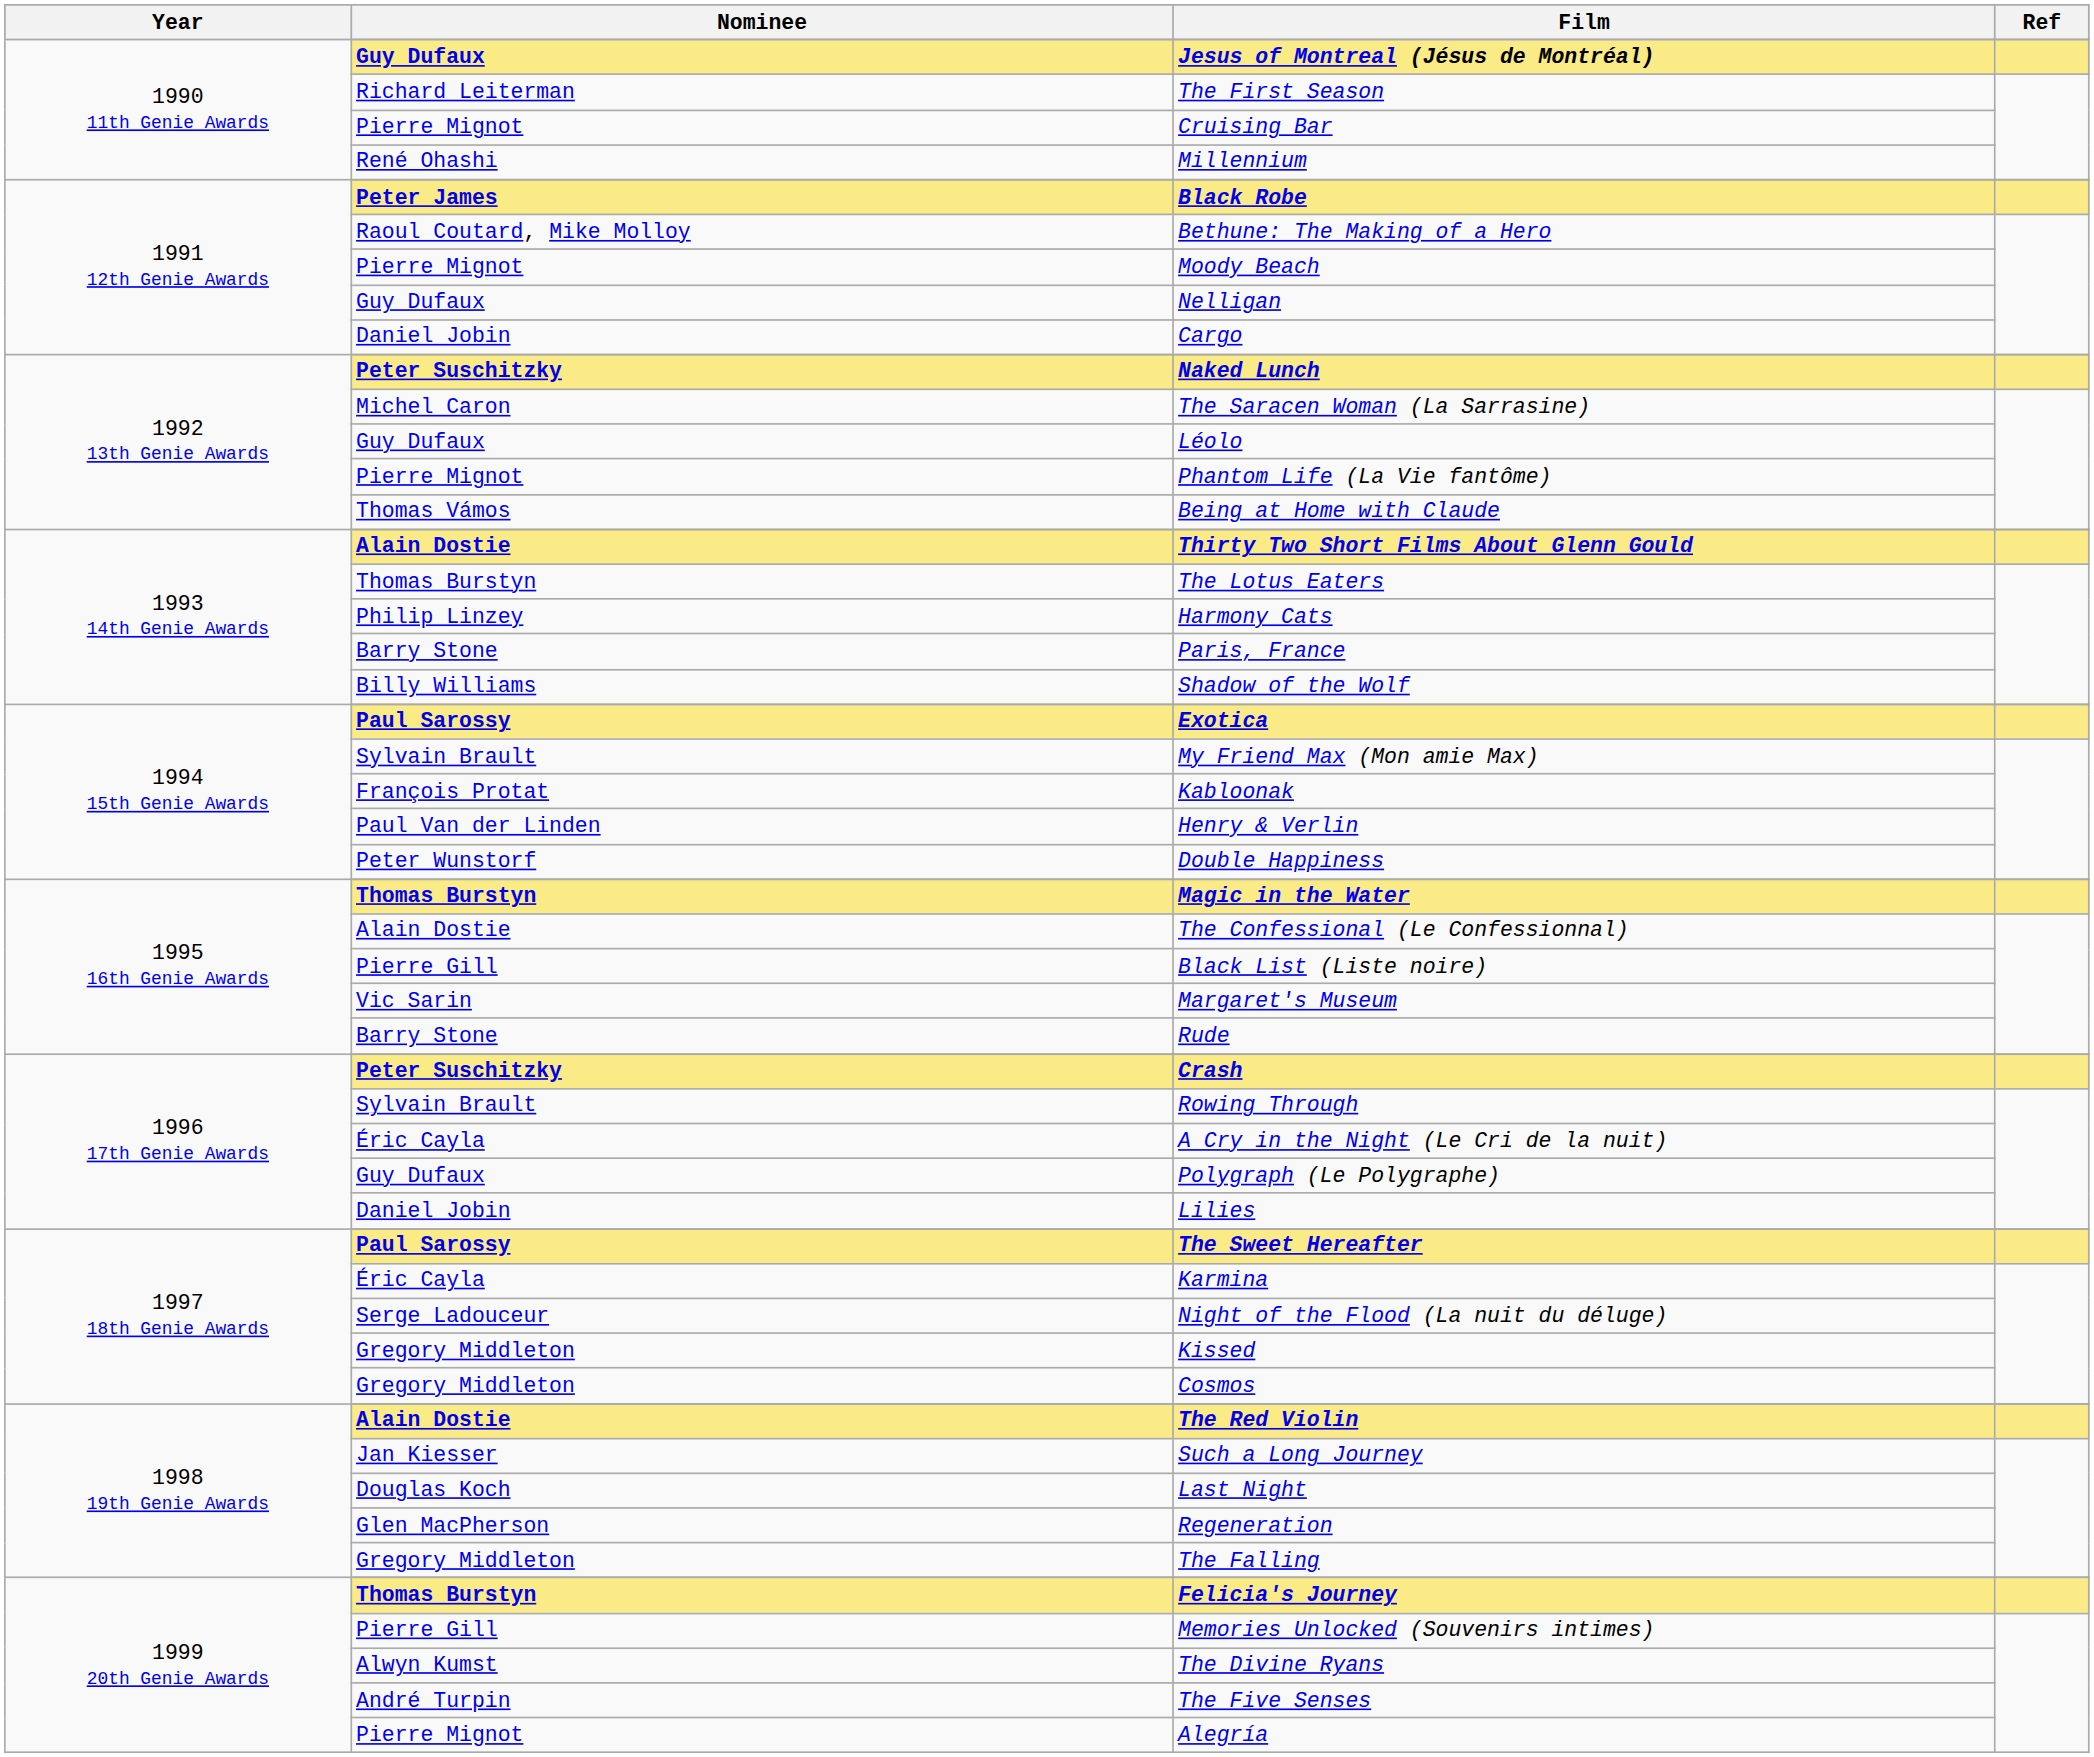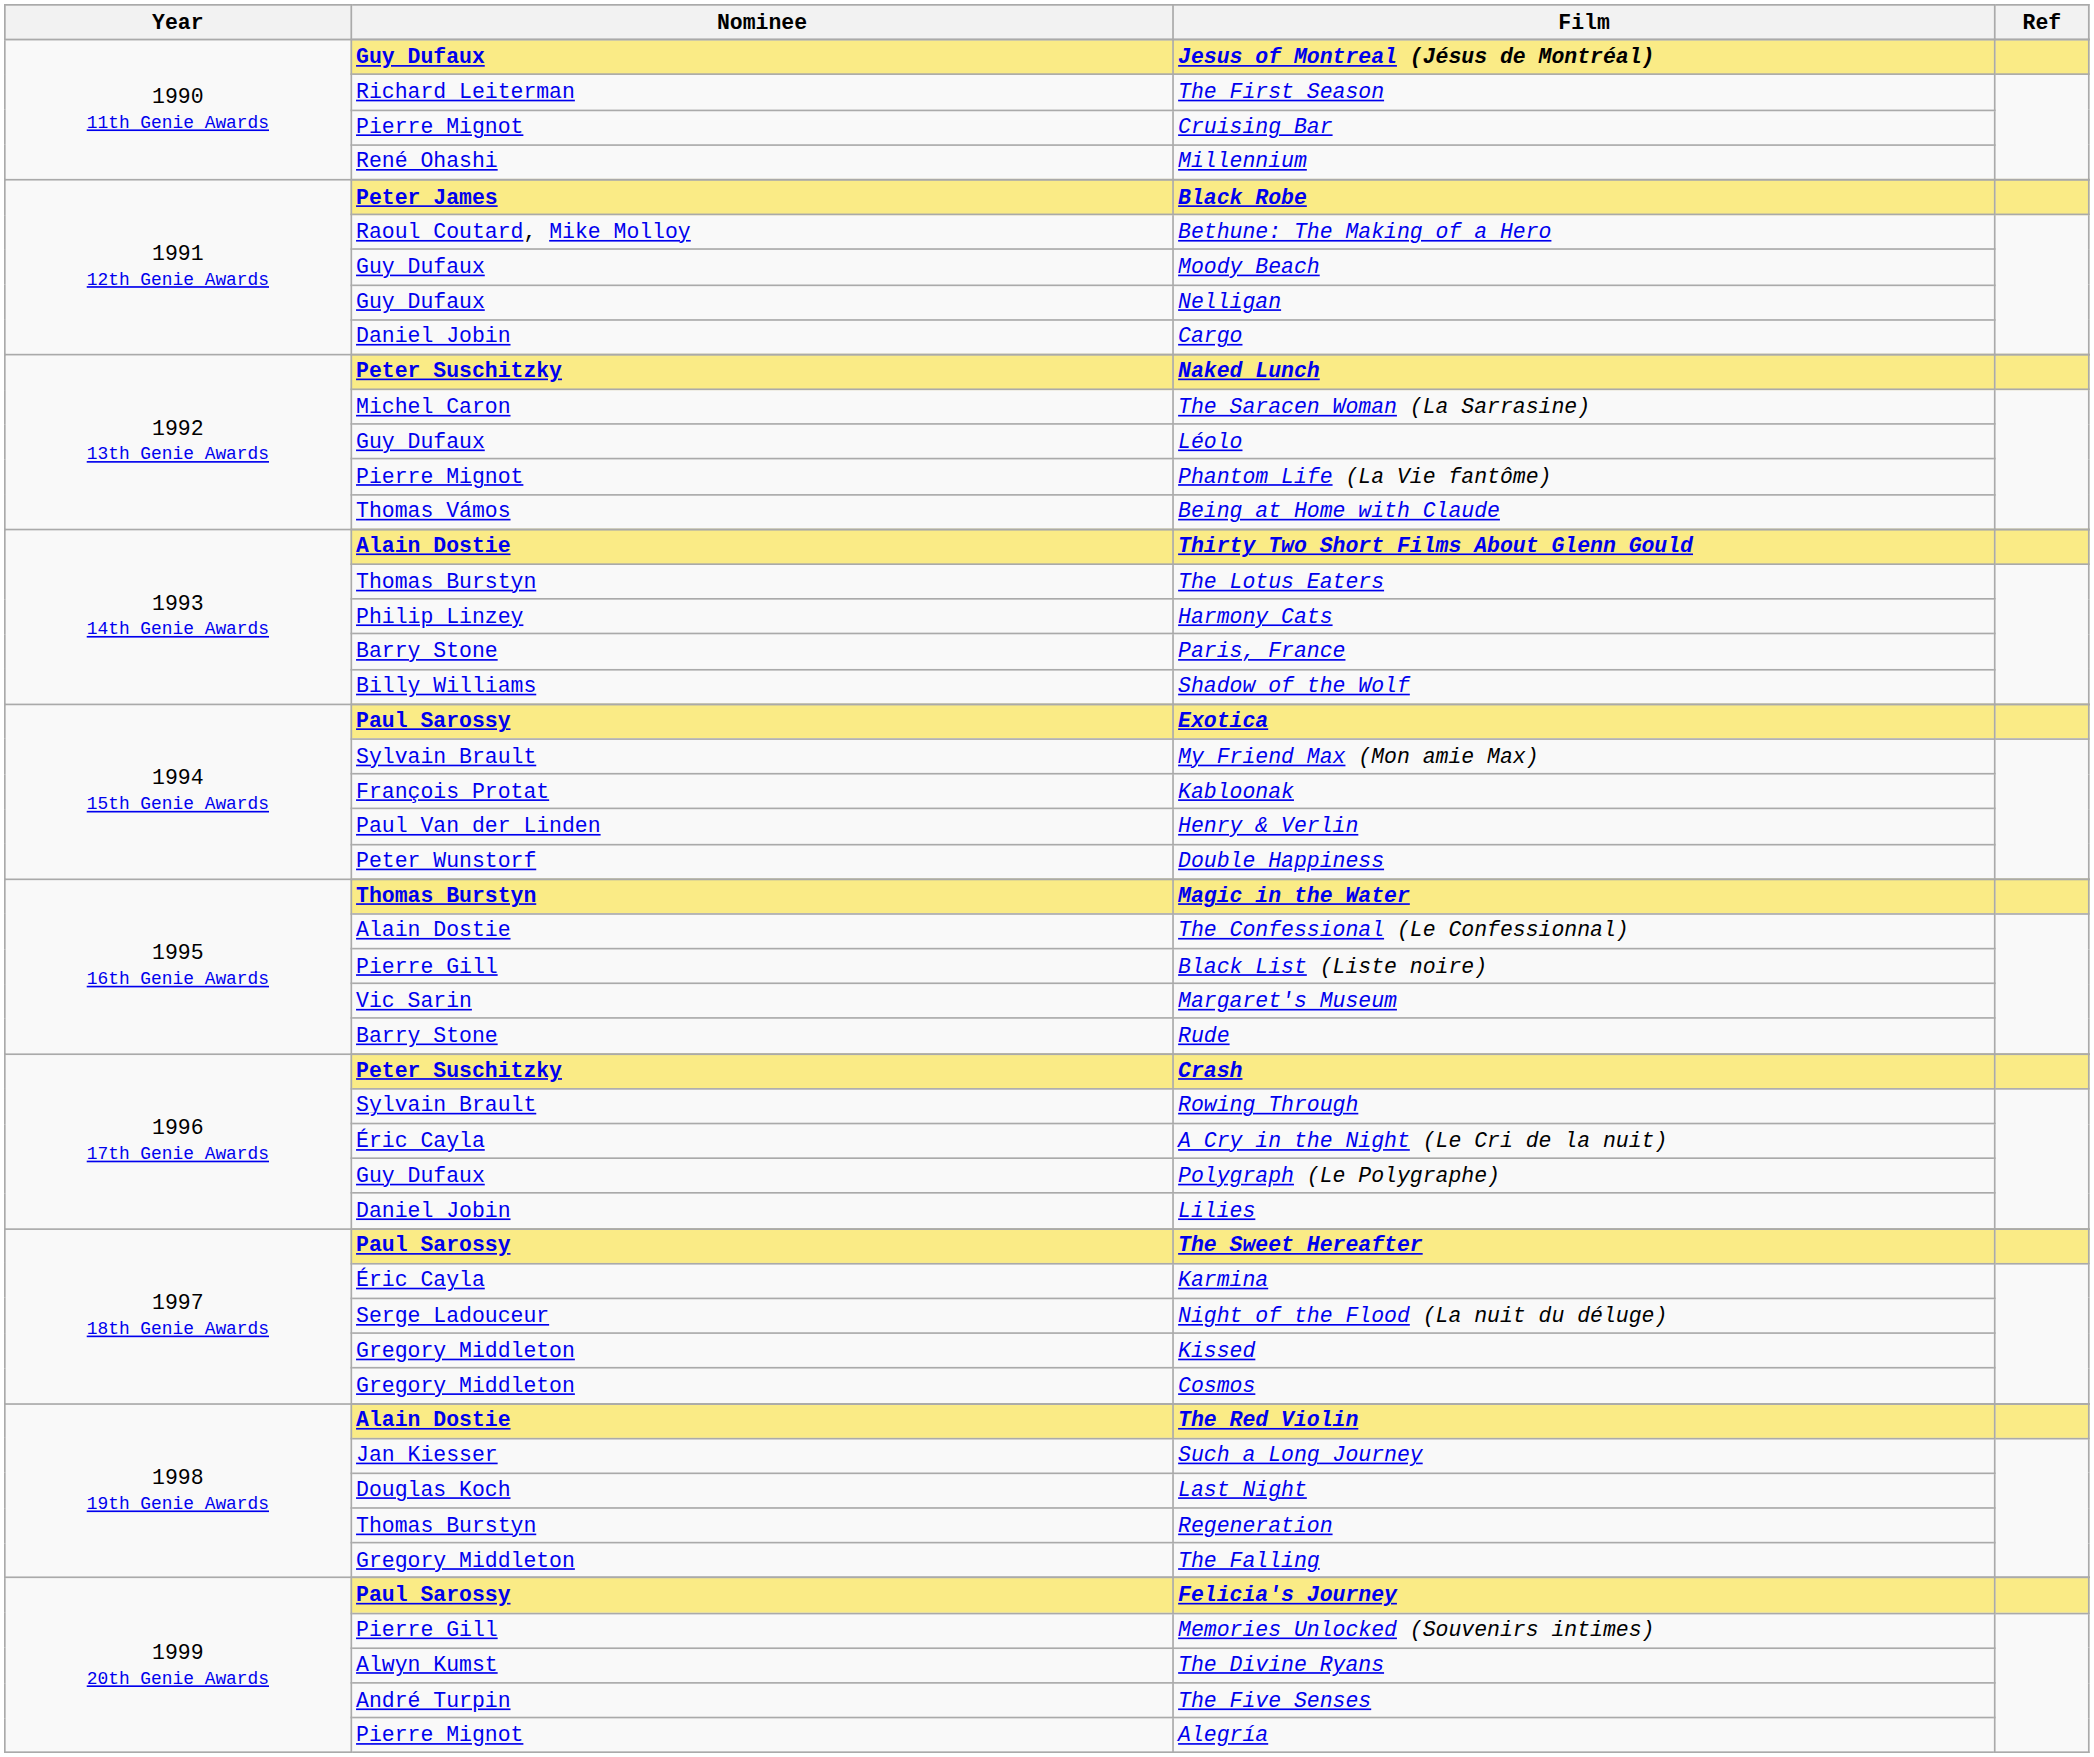(440, 267) Pierre Mignot -> (420, 267) Guy Dufaux
(453, 1526) Glen MacPherson -> (446, 1526) Thomas Burstyn
(446, 1595) Thomas Burstyn -> (433, 1595) Paul Sarossy
